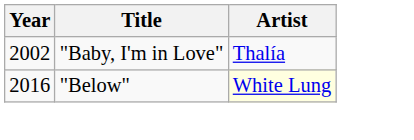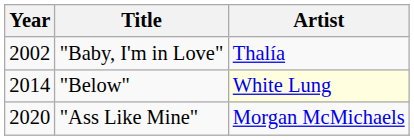(30, 85) 2016 -> (30, 85) 2014
+ row: (129, 118)
